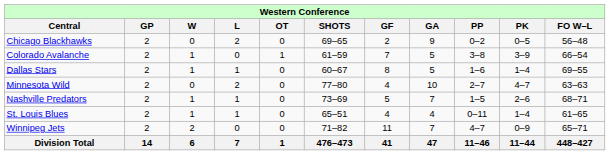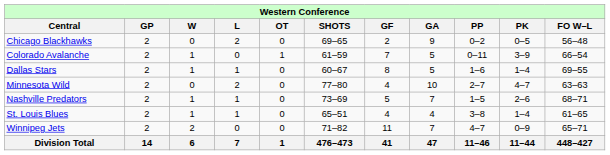(477, 55) 3–8 -> (477, 55) 0–11
(477, 113) 0–11 -> (477, 113) 3–8
